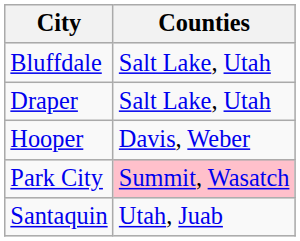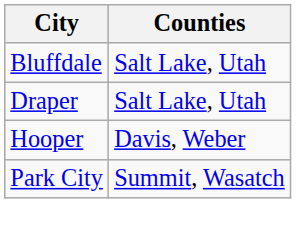(204, 178) pink background -> (199, 178) no background
- row: (59, 216)
